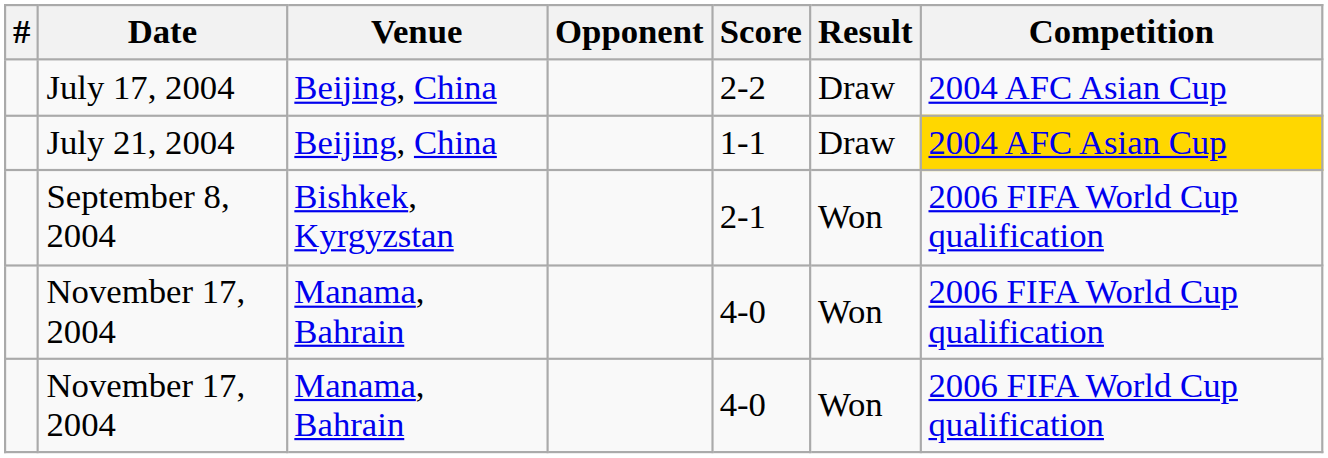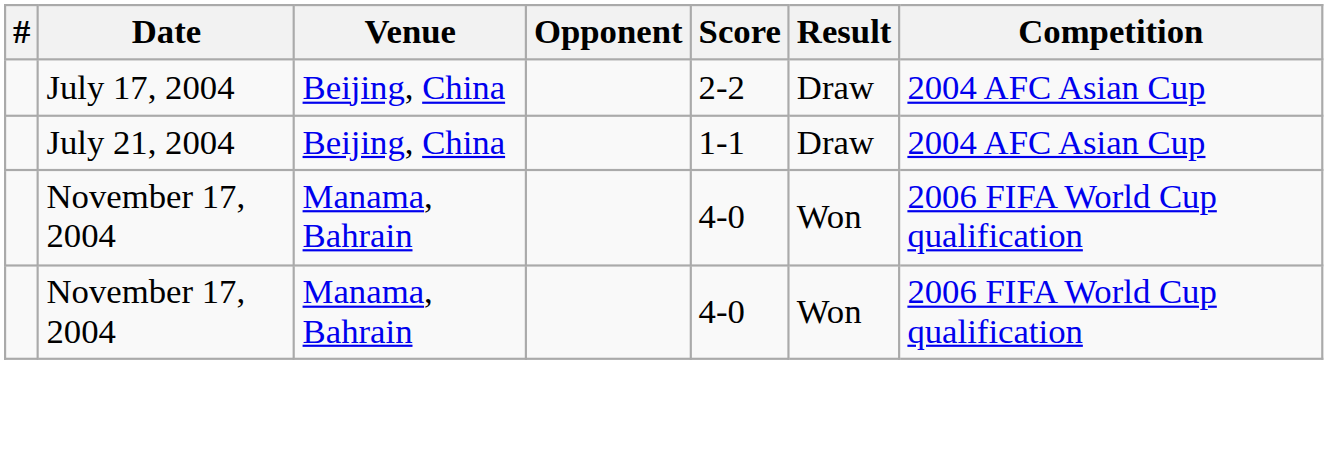(1078, 142) gold background -> (1056, 142) no background
- row: (138, 216)
